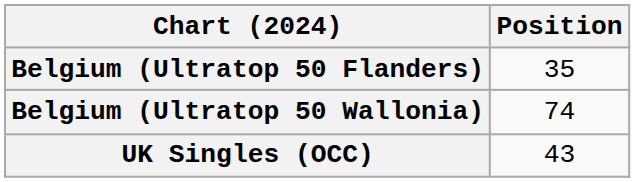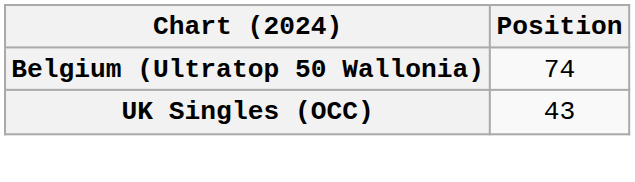- row: (248, 69)
